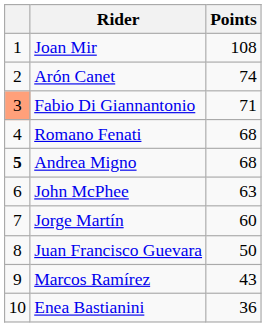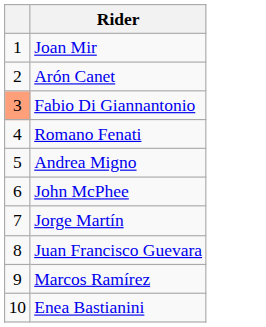- column: (233, 19)
(17, 163) bold -> (17, 163) normal
